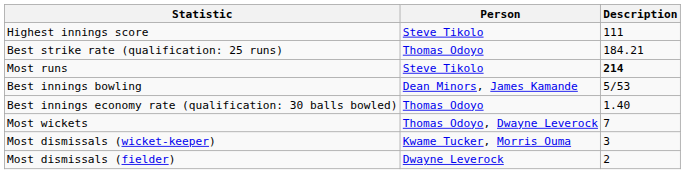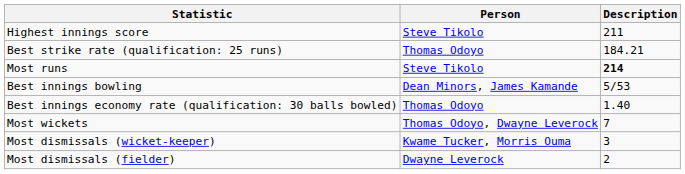(613, 32) 111 -> (613, 32) 211
